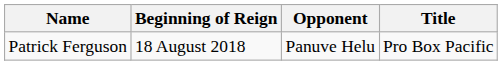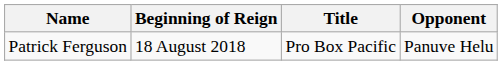columns swapped: (438, 18) <-> (330, 18)
